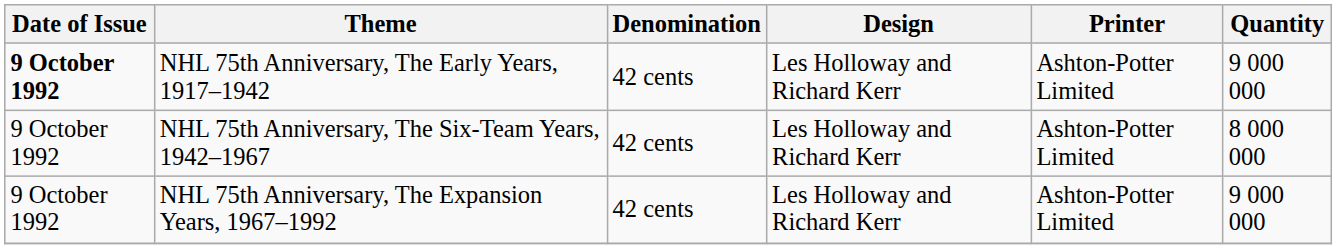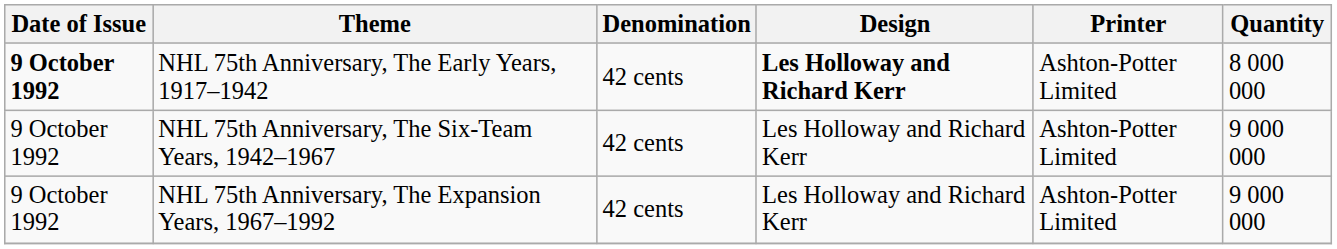(862, 76) normal -> (856, 76) bold
(1256, 76) 9 000 000 -> (1256, 76) 8 000 000
(1256, 142) 8 000 000 -> (1256, 142) 9 000 000
